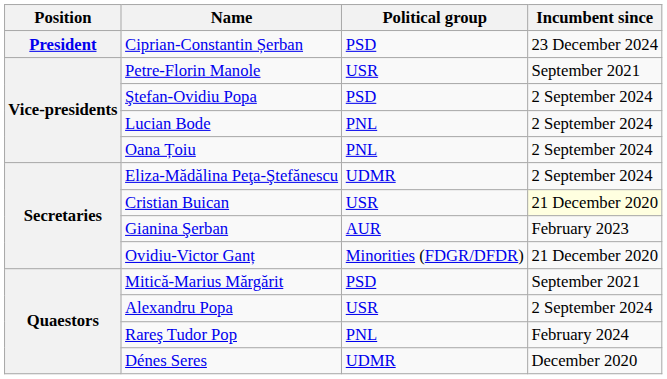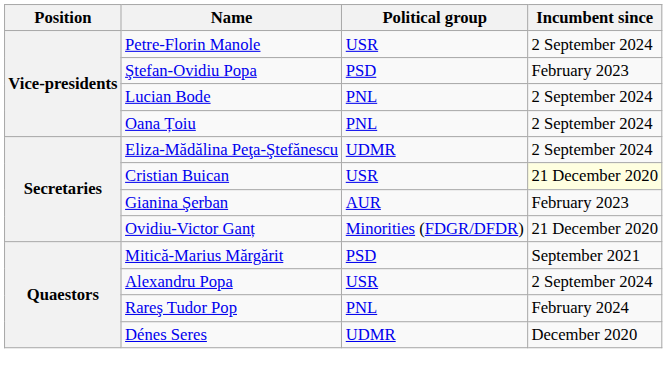- row: (214, 44)
(586, 70) September 2021 -> (592, 44) 2 September 2024
(592, 96) 2 September 2024 -> (580, 70) February 2023
